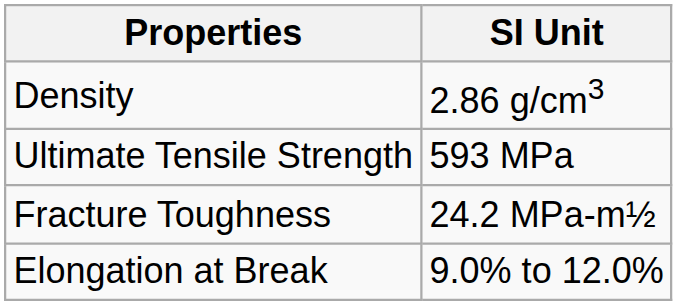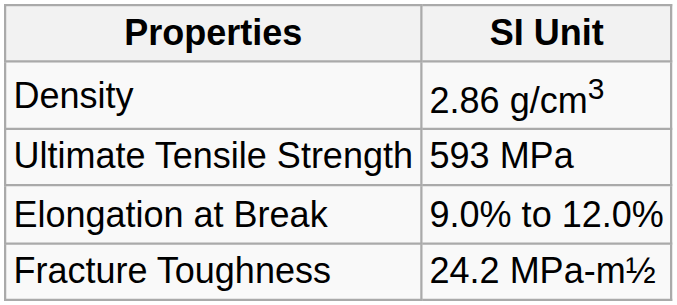rows swapped: (171, 271) <-> (172, 214)
